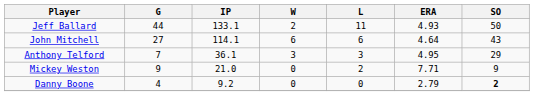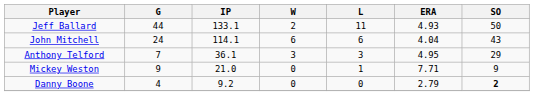(158, 40) 27 -> (158, 40) 24
(428, 40) 4.64 -> (428, 40) 4.04
(361, 69) 2 -> (361, 69) 1
